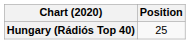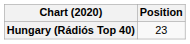(161, 30) 25 -> (161, 30) 23
